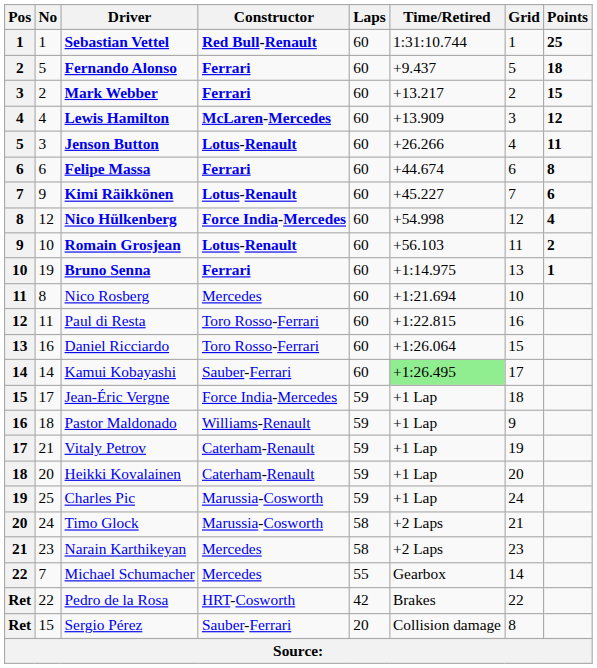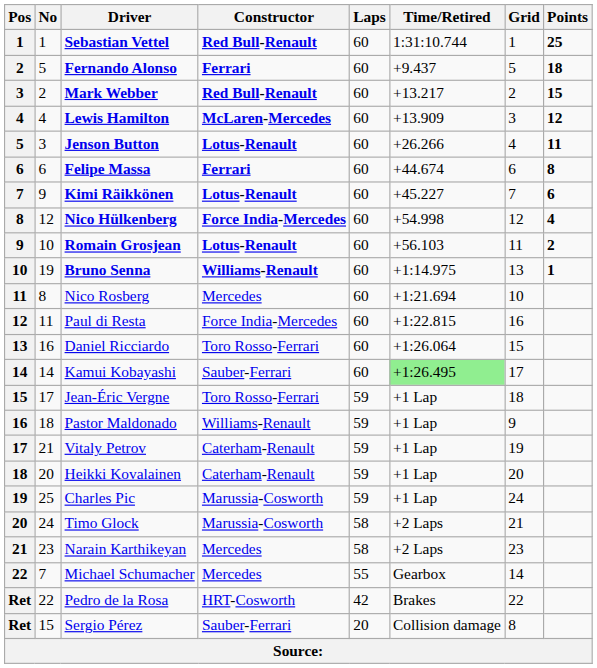(226, 92) Ferrari -> (259, 92) Red Bull-Renault
(226, 270) Ferrari -> (260, 270) Williams-Renault
(261, 321) Toro Rosso-Ferrari -> (270, 321) Force India-Mercedes
(270, 397) Force India-Mercedes -> (261, 397) Toro Rosso-Ferrari
